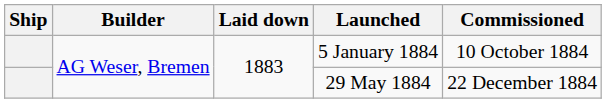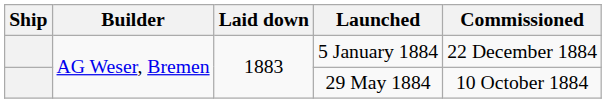(522, 51) 10 October 1884 -> (522, 51) 22 December 1884
(522, 82) 22 December 1884 -> (522, 82) 10 October 1884
